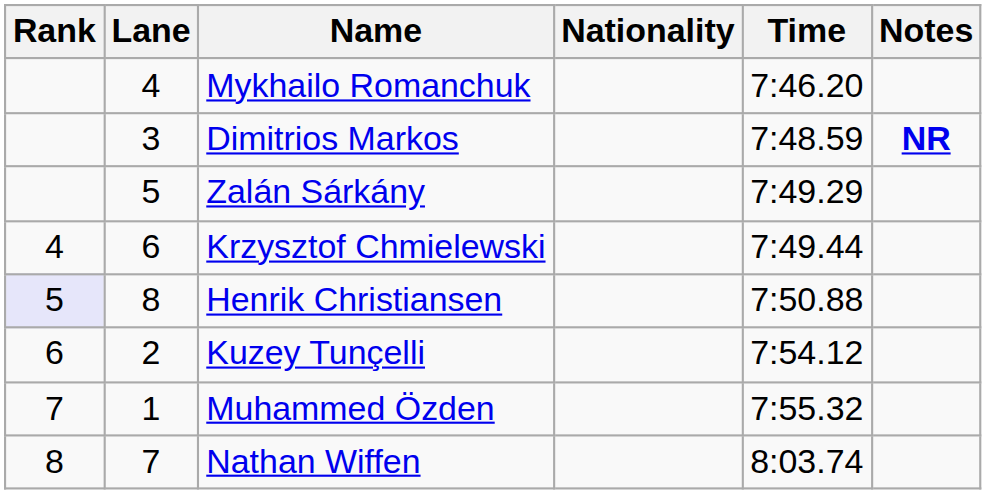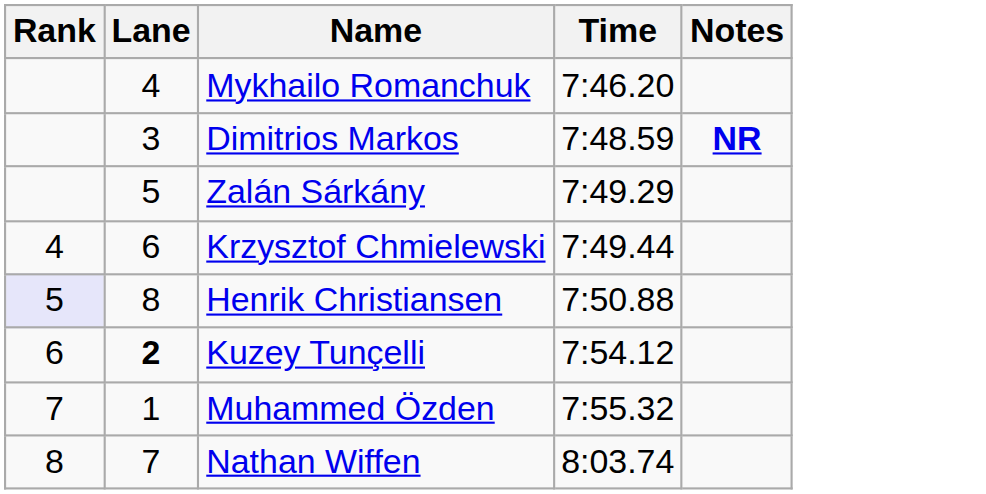- column: (648, 31)
(151, 354) normal -> (151, 354) bold
